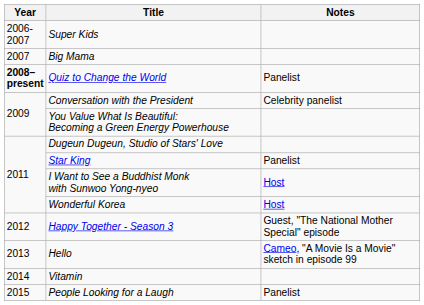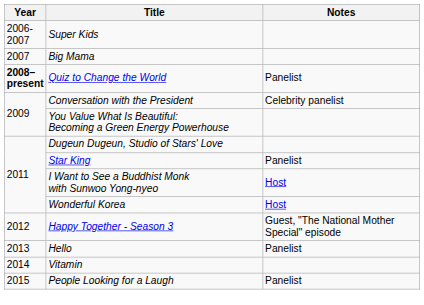(329, 254) Cameo, "A Movie Is a Movie" sketch in episode 99 -> (283, 248) Panelist
